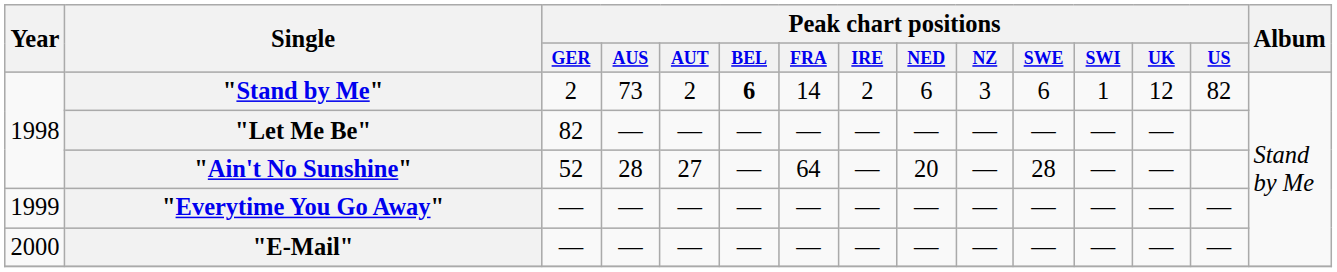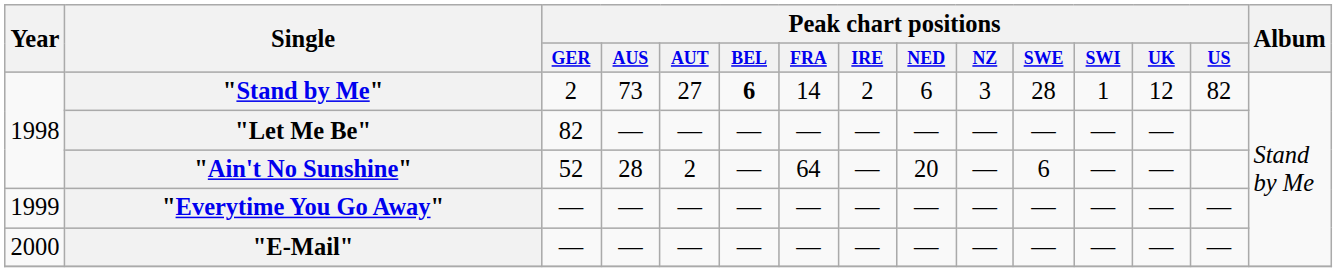(690, 91) 2 -> (690, 91) 27
(1044, 91) 6 -> (1044, 91) 28
(690, 168) 27 -> (690, 168) 2
(1044, 168) 28 -> (1044, 168) 6
